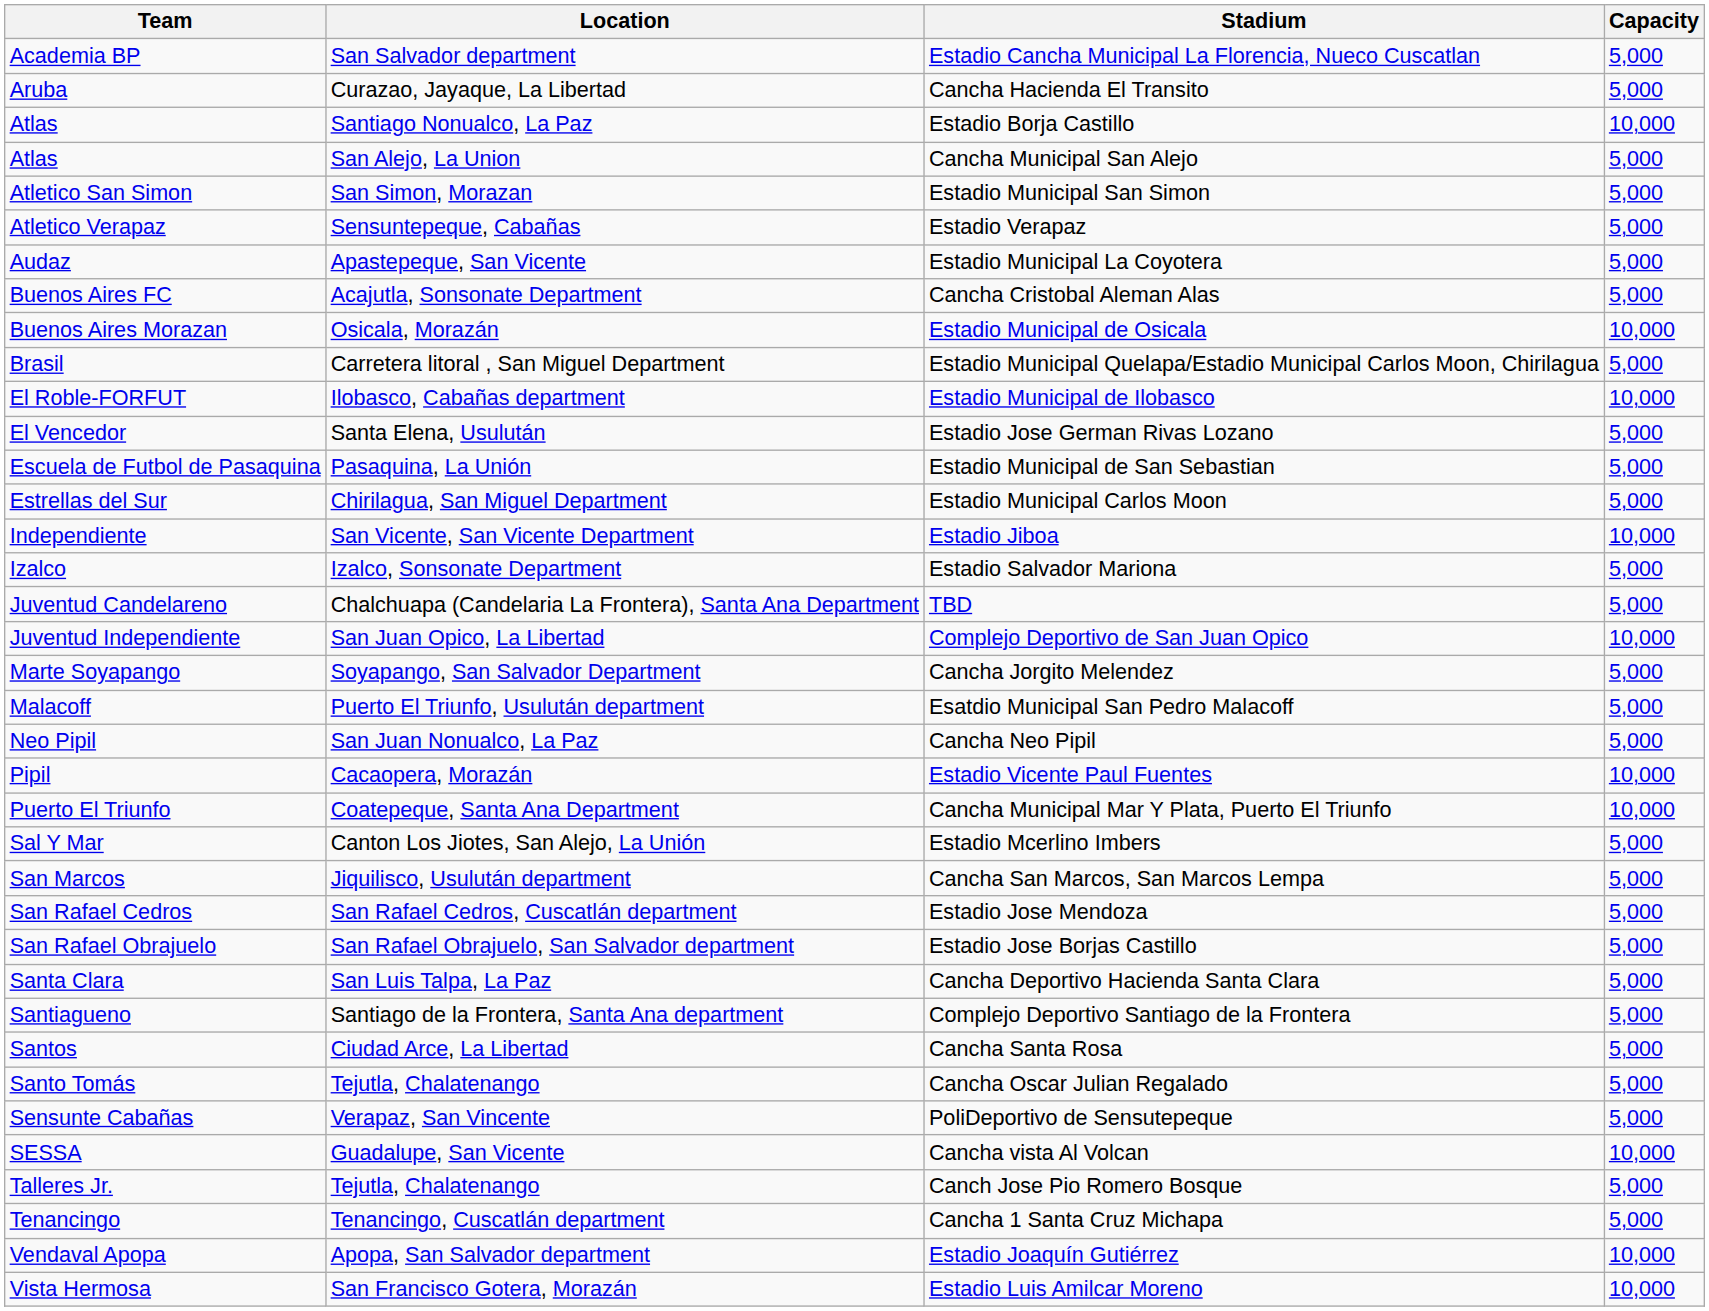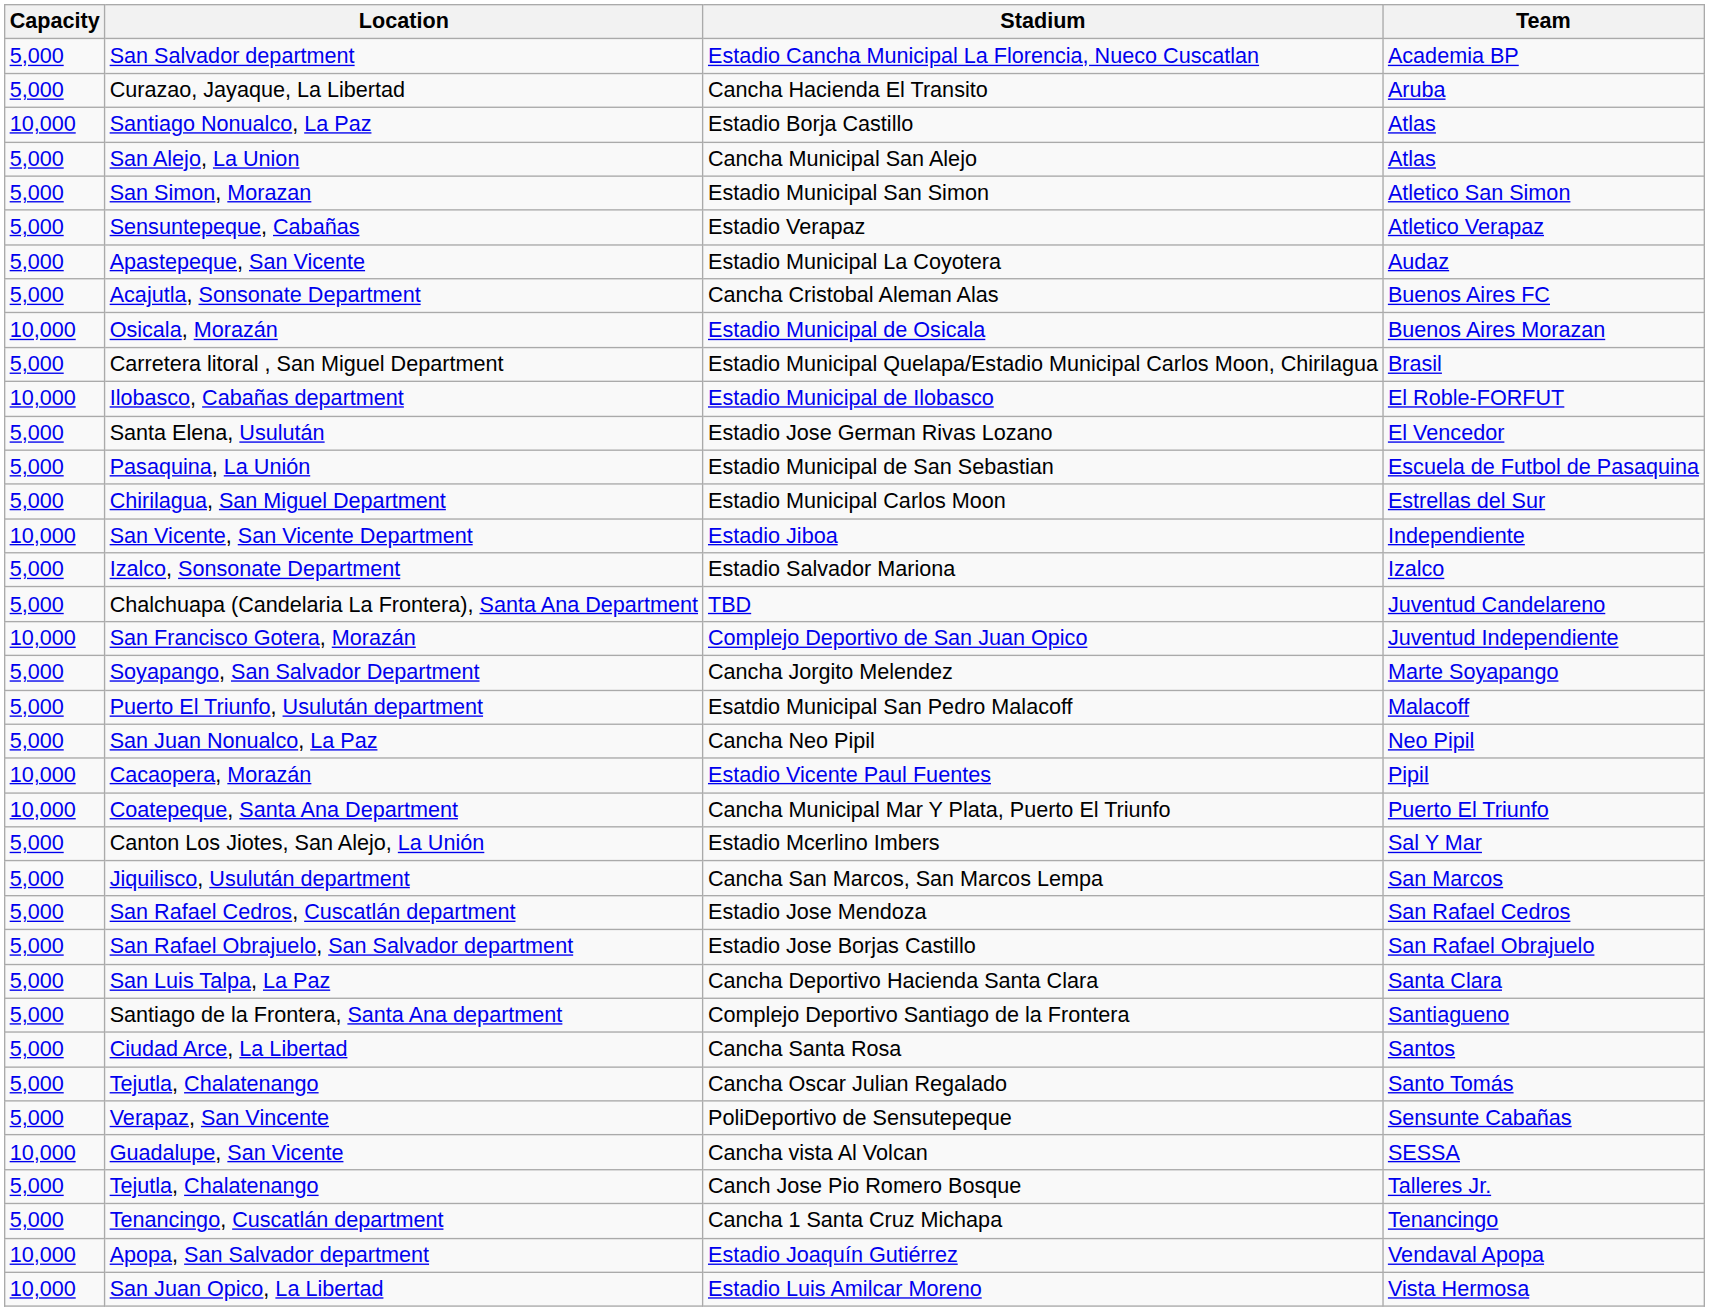columns swapped: (165, 21) <-> (1654, 21)
(468, 638) San Juan Opico, La Libertad -> (263, 638) San Francisco Gotera, Morazán
(484, 1289) San Francisco Gotera, Morazán -> (247, 1289) San Juan Opico, La Libertad
